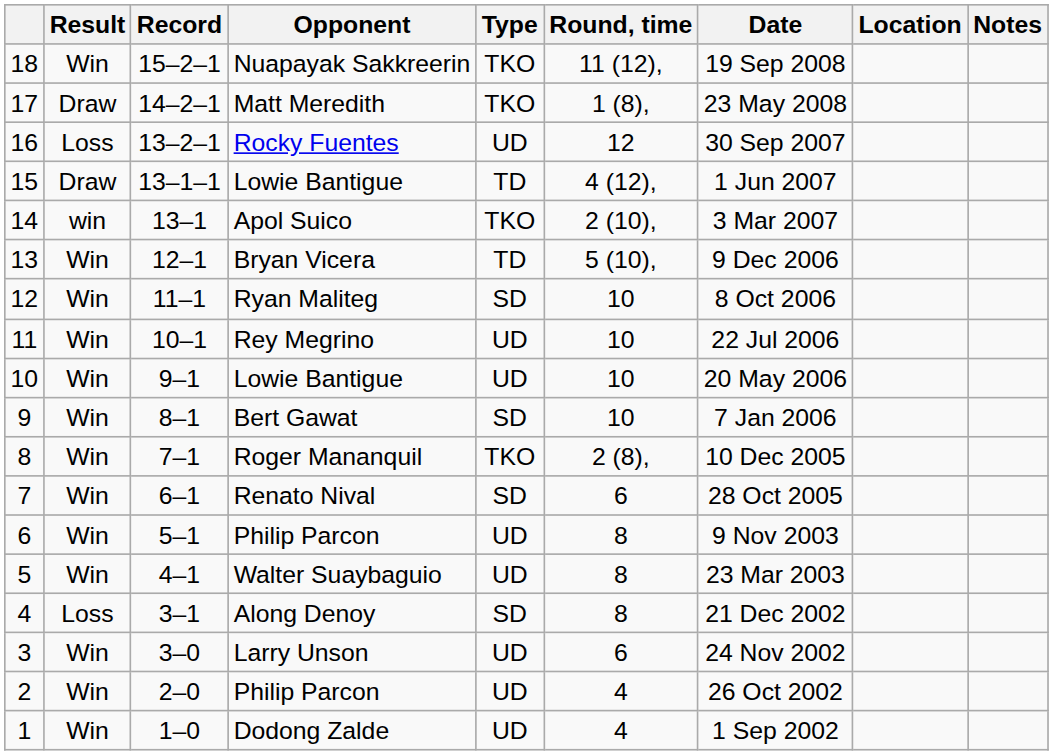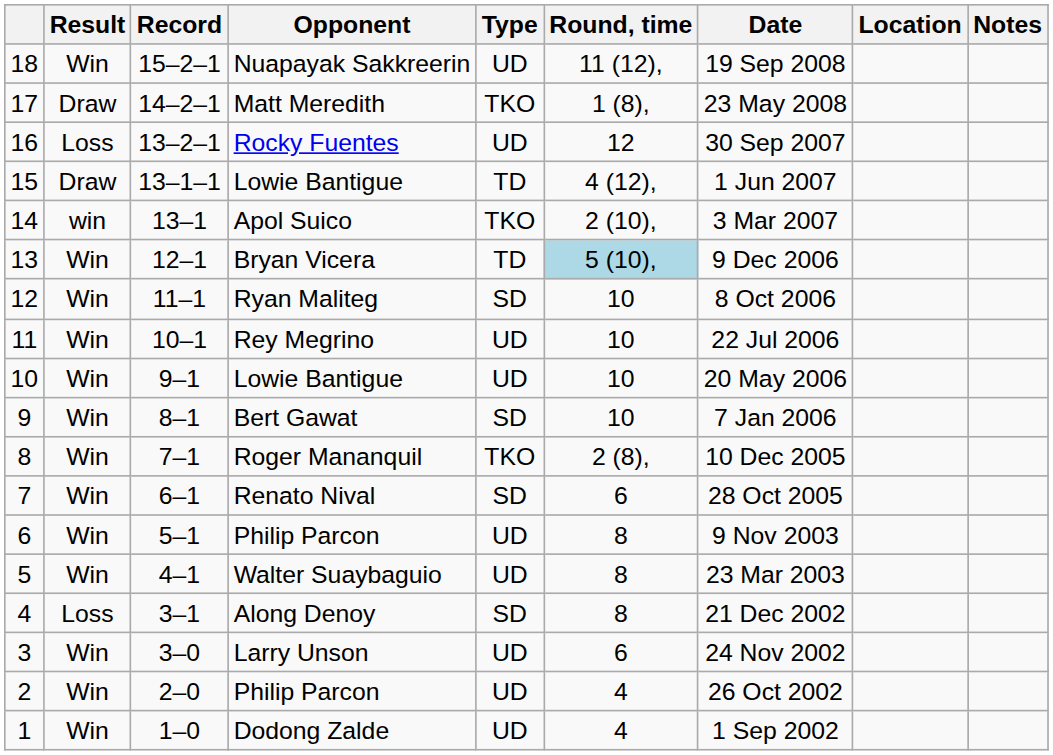(510, 64) TKO -> (510, 64) UD
(621, 260) no background -> (621, 260) lightblue background
